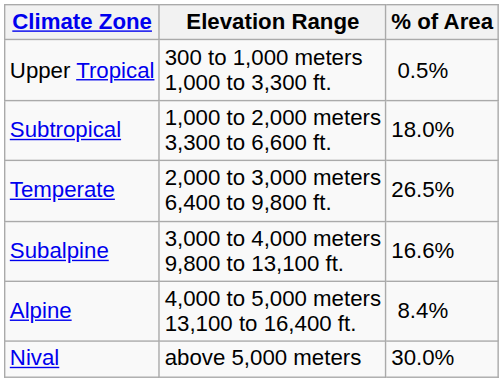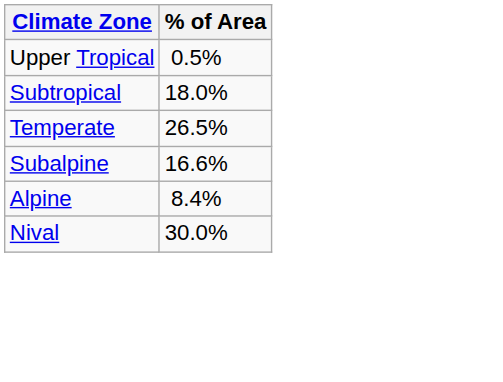- column: (273, 22)
